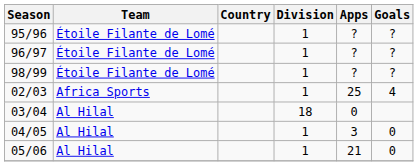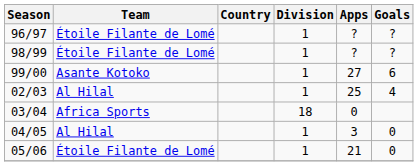- row: (29, 34)
+ row: (29, 73)
(103, 92) Africa Sports -> (85, 92) Al Hilal
(85, 112) Al Hilal -> (103, 112) Africa Sports
(85, 151) Al Hilal -> (135, 151) Étoile Filante de Lomé
